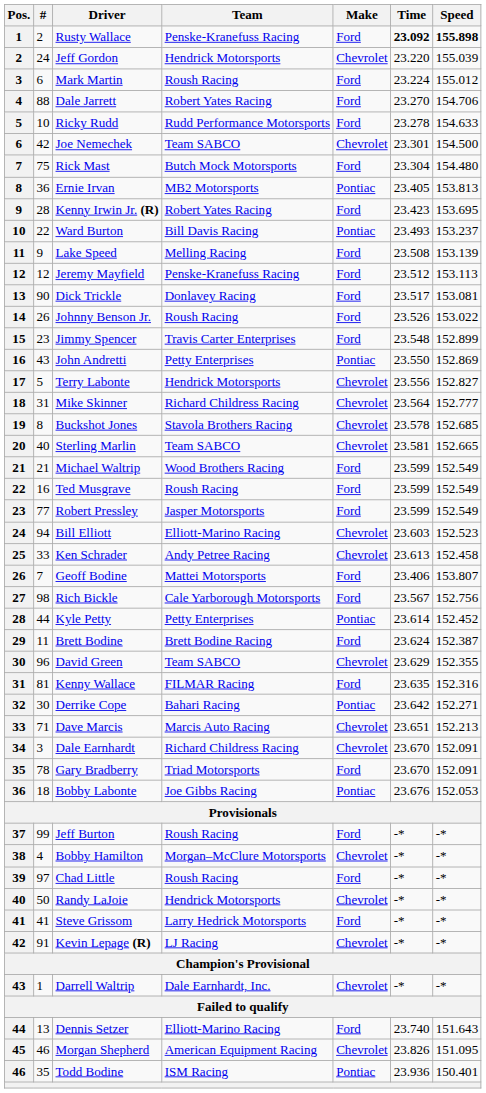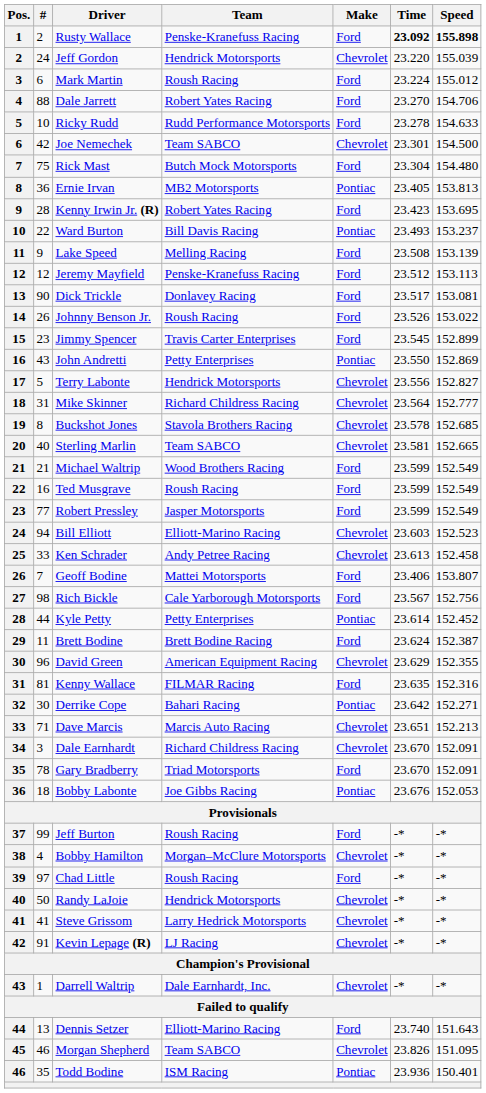(412, 338) 23.548 -> (412, 338) 23.545
(202, 662) Team SABCO -> (241, 662) American Equipment Racing
(348, 920) Ford -> (362, 920) Chevrolet
(241, 1050) American Equipment Racing -> (202, 1050) Team SABCO
